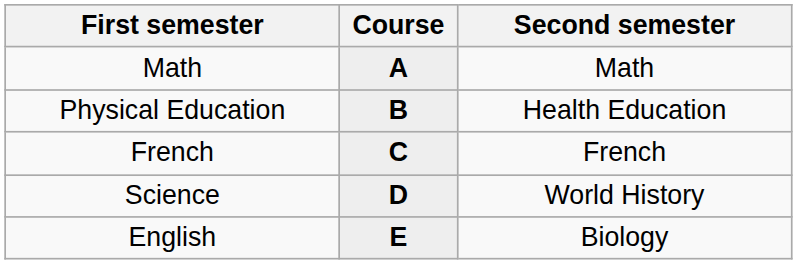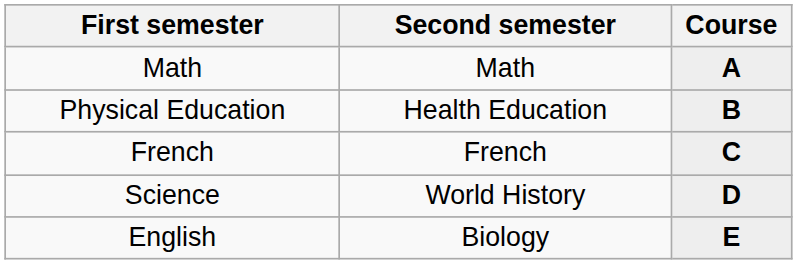columns swapped: (398, 25) <-> (625, 25)
